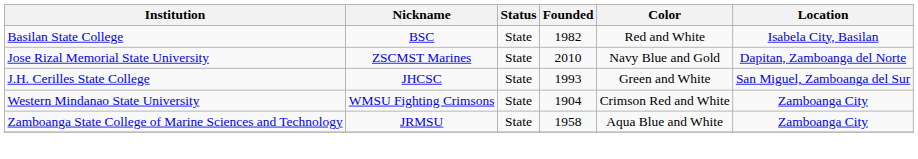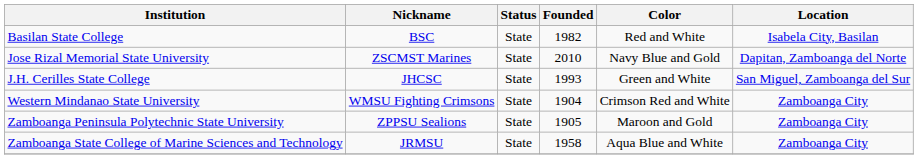+ row: (146, 121)
